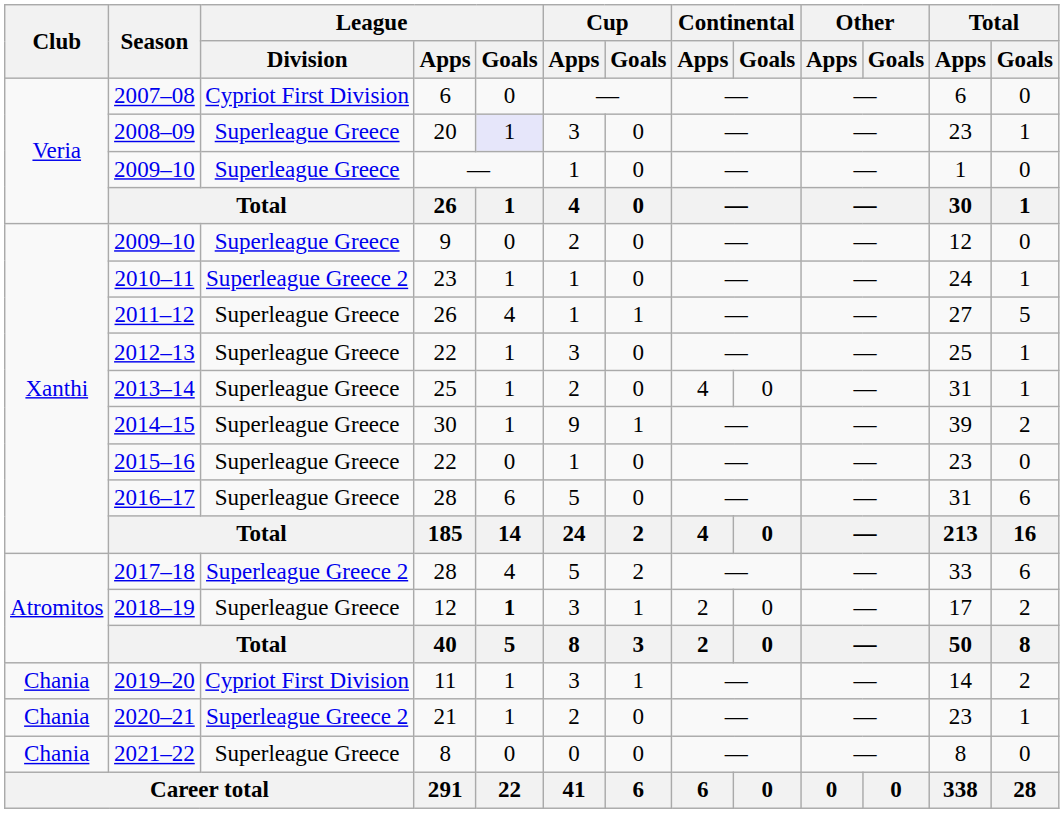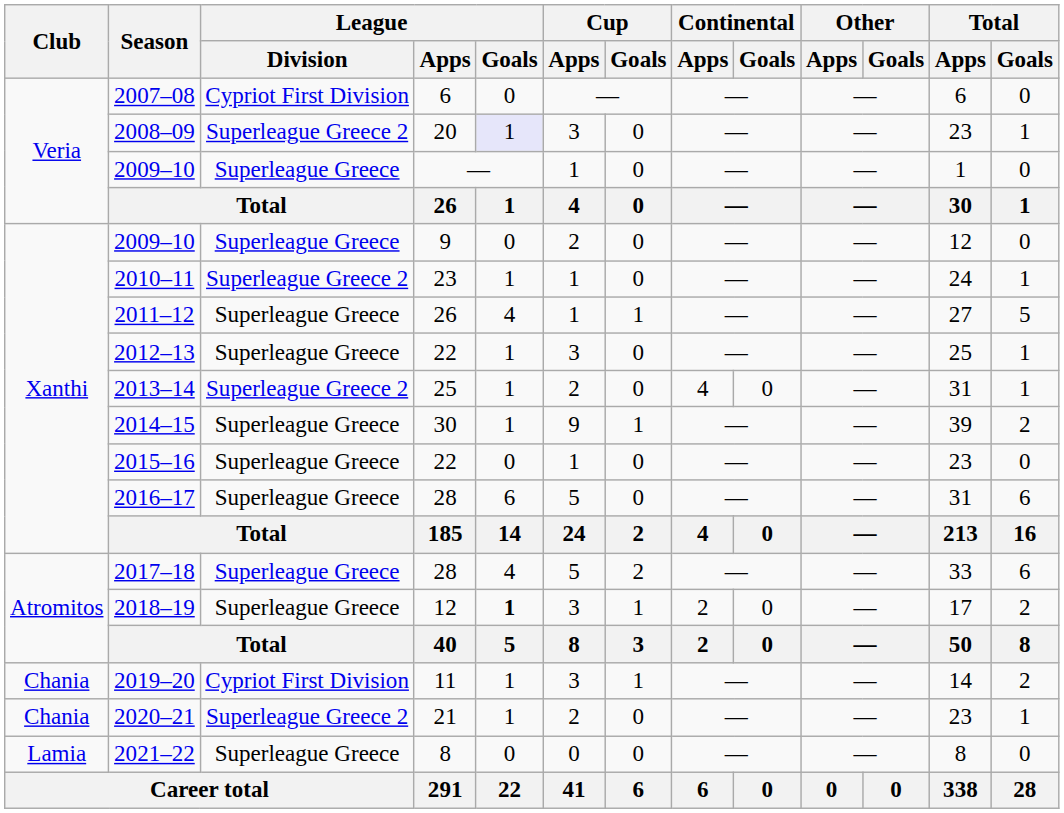(307, 132) Superleague Greece -> (307, 132) Superleague Greece 2
(307, 388) Superleague Greece -> (307, 388) Superleague Greece 2
(307, 570) Superleague Greece 2 -> (307, 570) Superleague Greece
(57, 753) Chania -> (57, 753) Lamia
